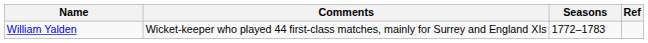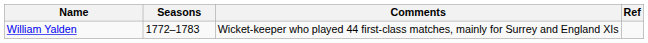columns swapped: (585, 13) <-> (346, 13)
